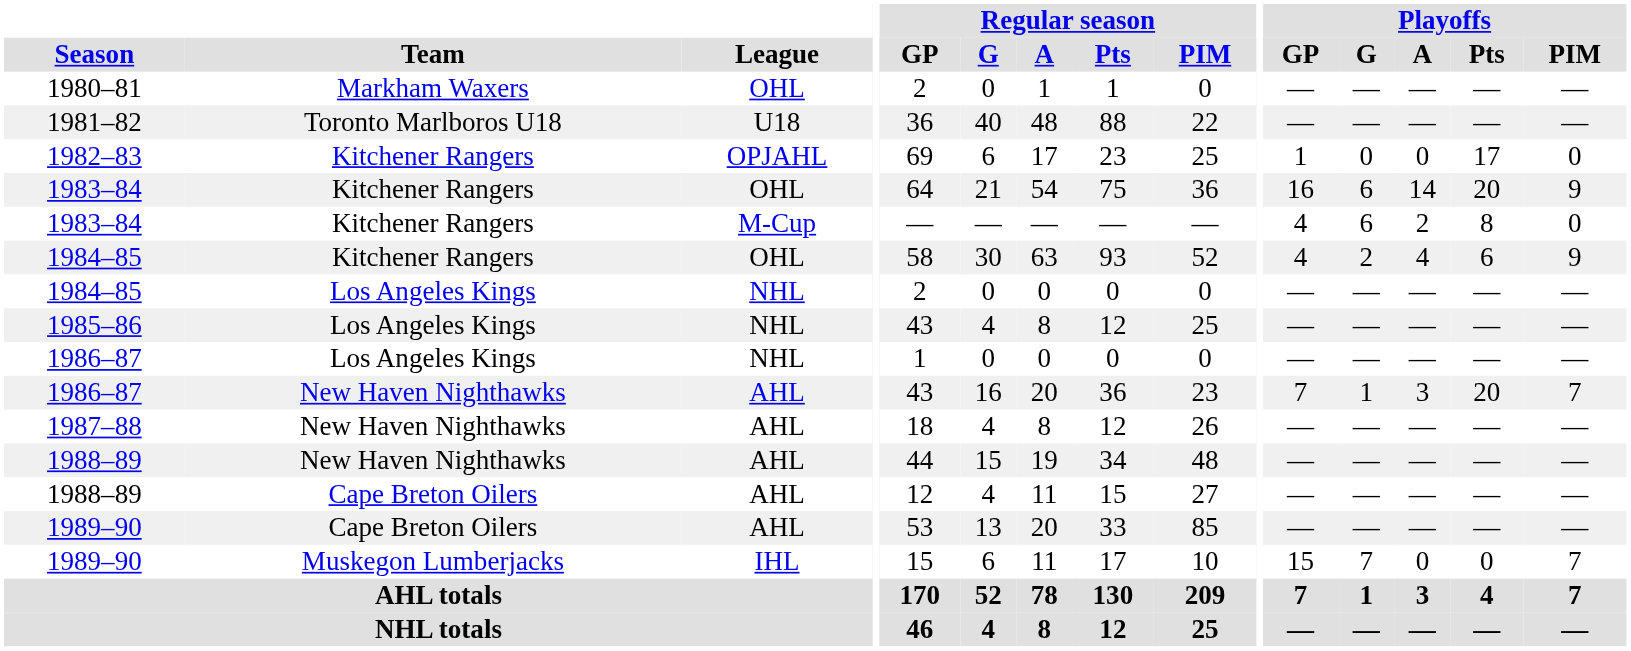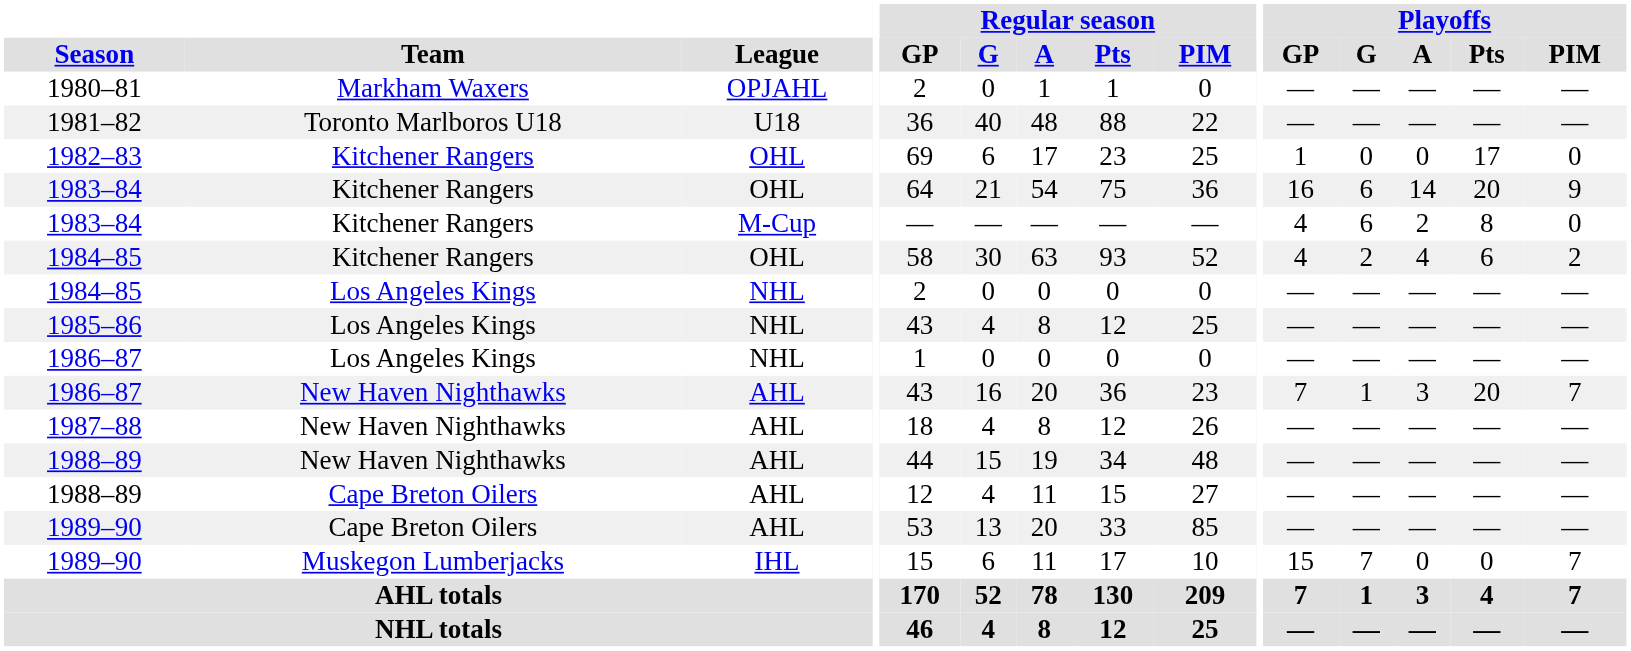(777, 88) OHL -> (777, 88) OPJAHL
(777, 155) OPJAHL -> (777, 155) OHL
(1575, 257) 9 -> (1575, 257) 2
